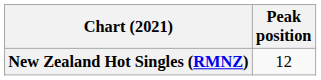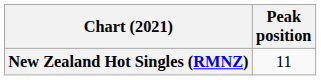(284, 61) 12 -> (284, 61) 11
